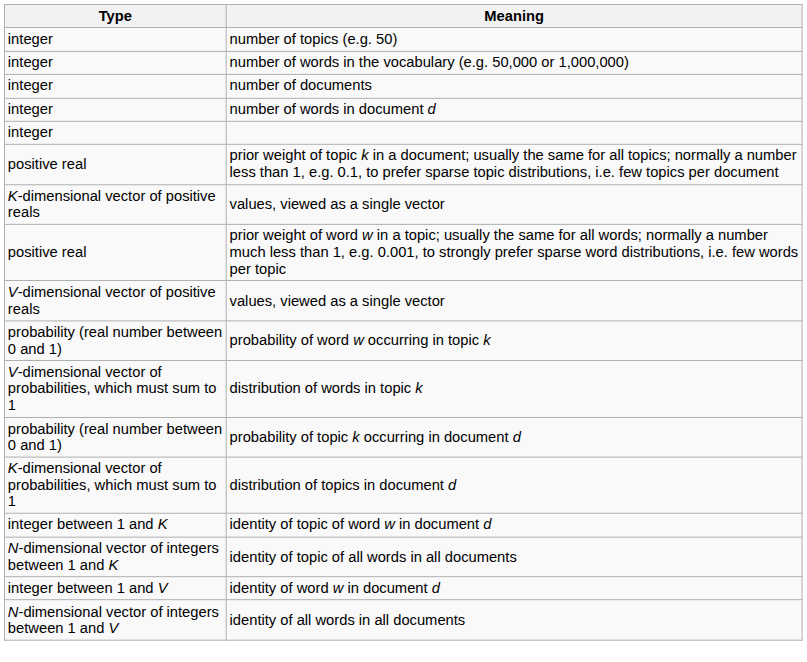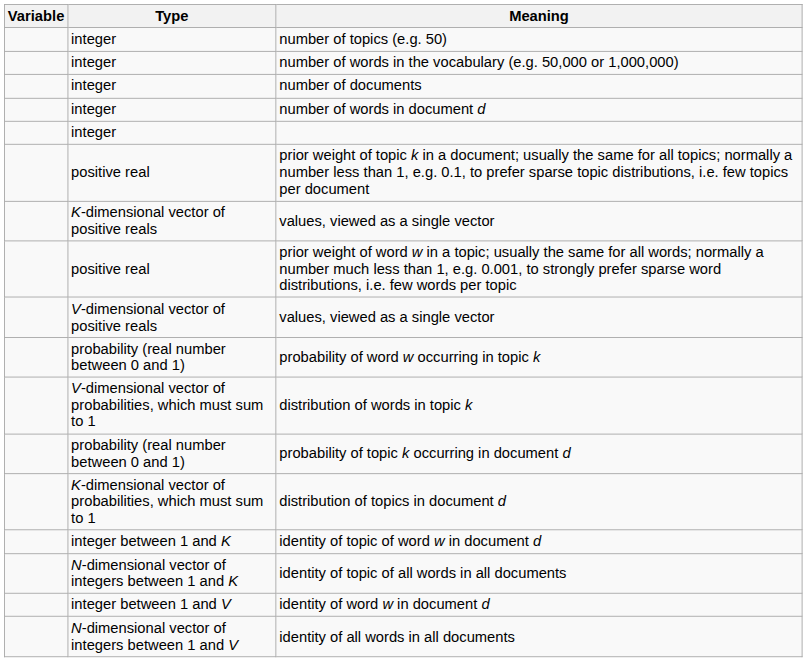+ column: (36, 16)
